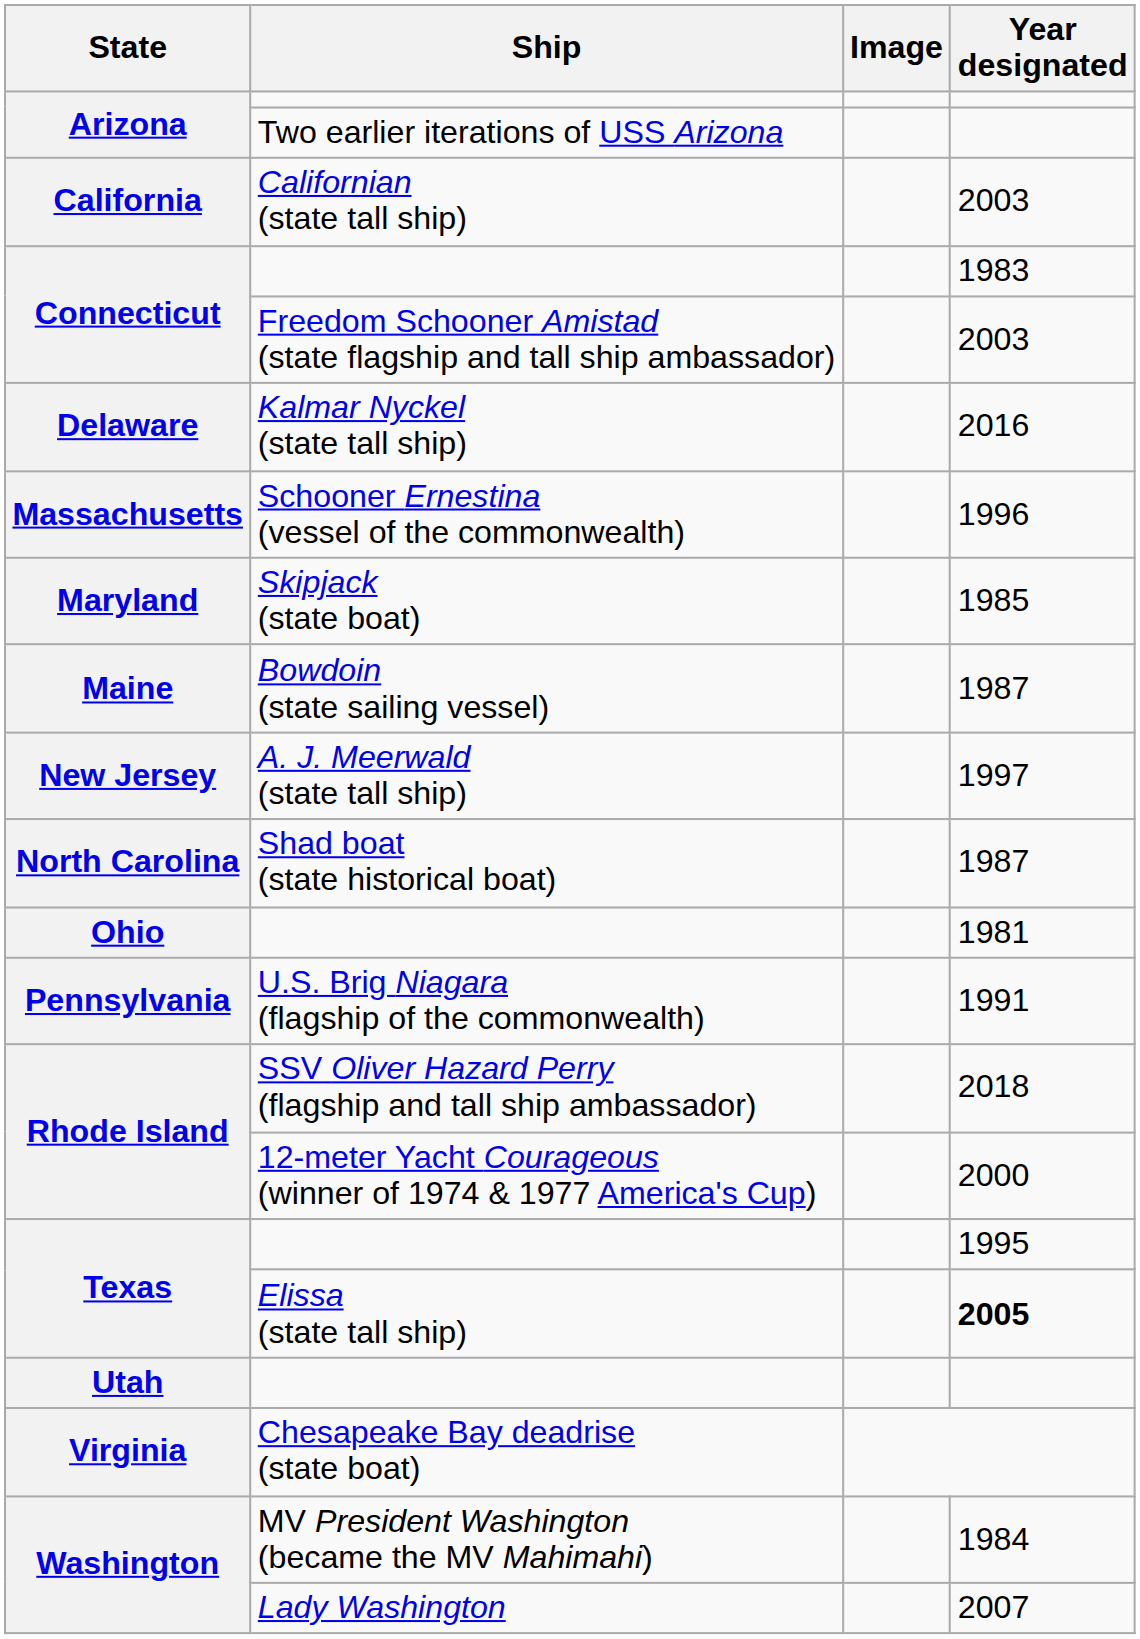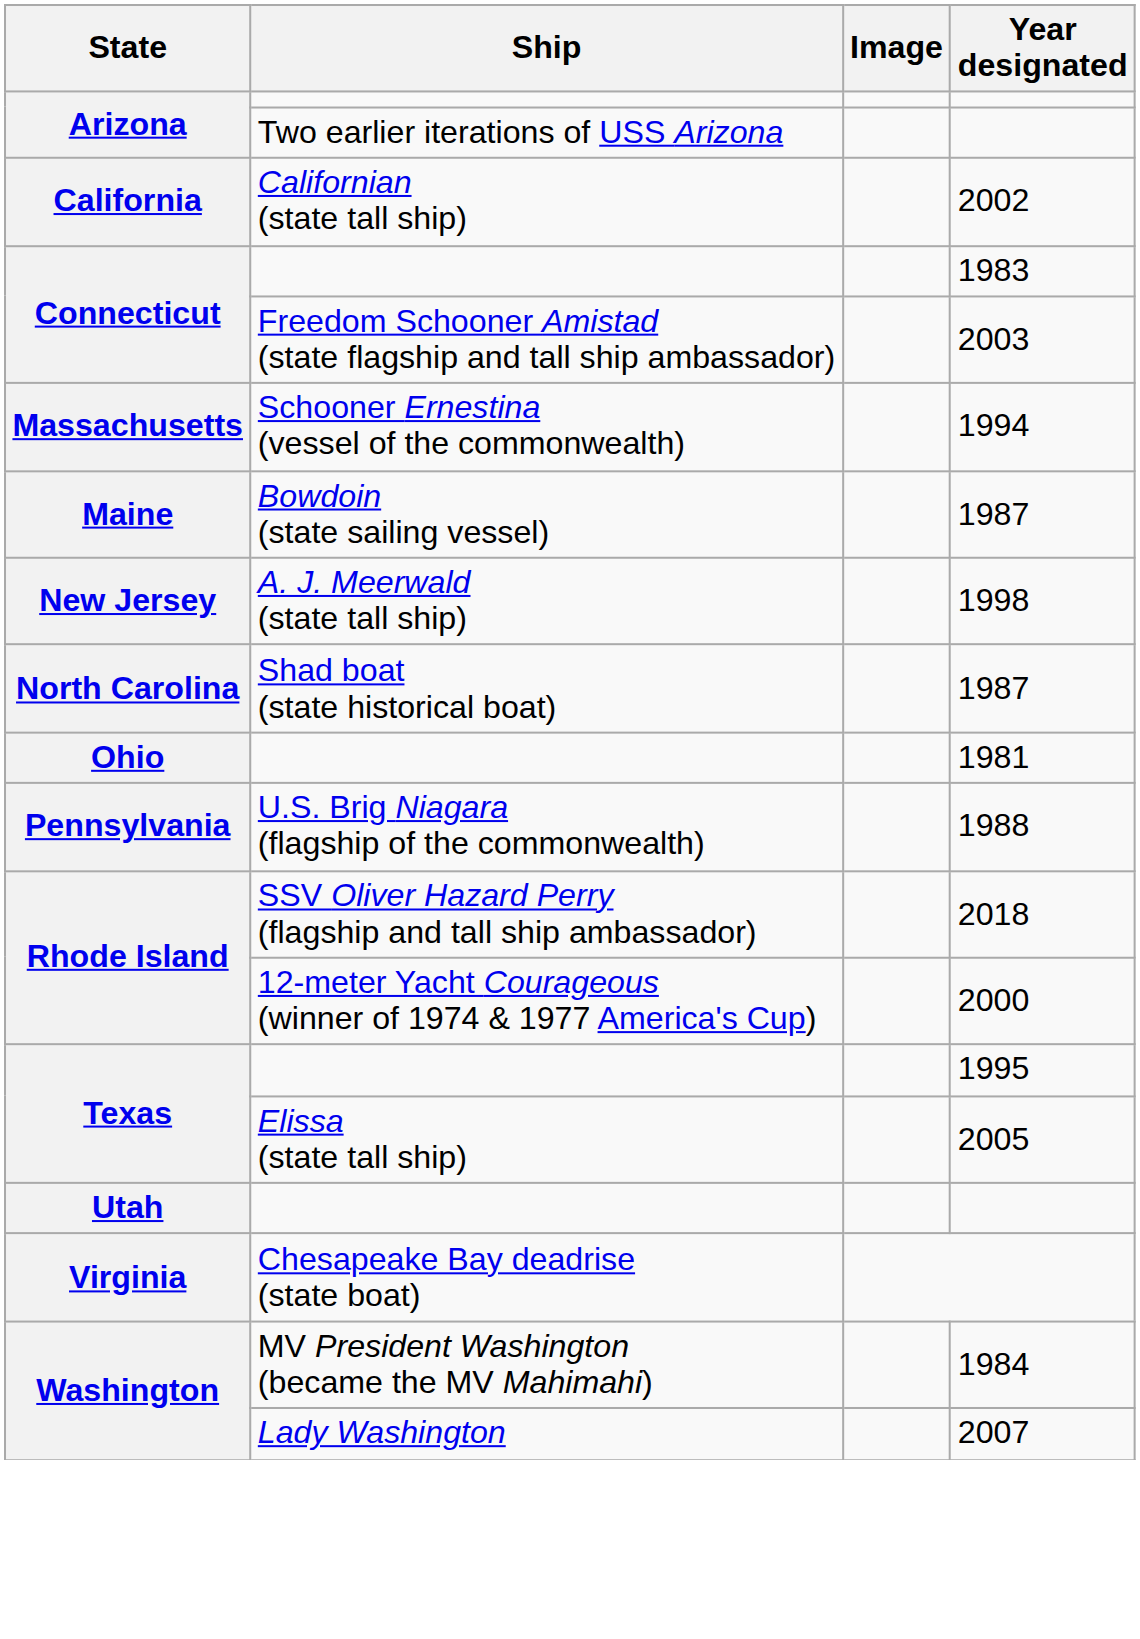(994, 201) 2003 -> (994, 201) 2002
- row: (128, 426)
(994, 513) 1996 -> (994, 426) 1994
- row: (128, 600)
(994, 775) 1997 -> (994, 600) 1998
(994, 1000) 1991 -> (994, 826) 1988
(994, 1313) bold -> (994, 1138) normal
